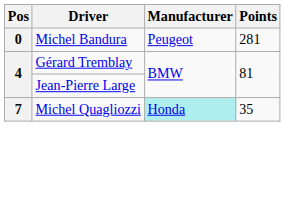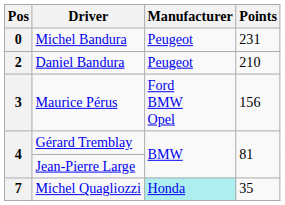(250, 39) 281 -> (250, 39) 231
+ row: (80, 63)
+ row: (77, 103)
